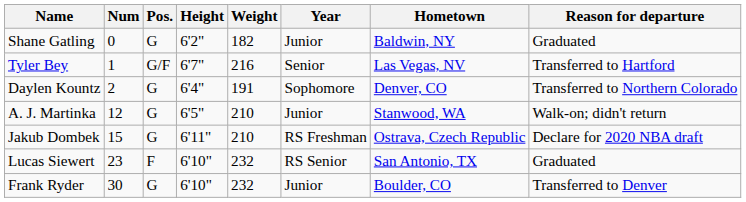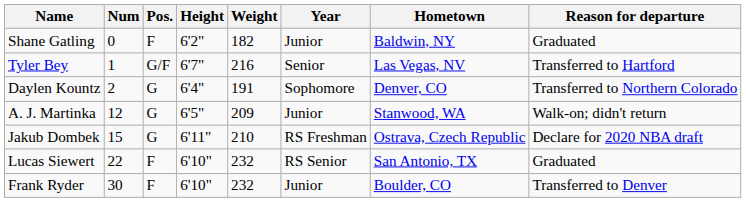(152, 40) G -> (151, 40) F
(242, 112) 210 -> (242, 112) 209
(115, 161) 23 -> (115, 161) 22
(152, 185) G -> (151, 185) F
